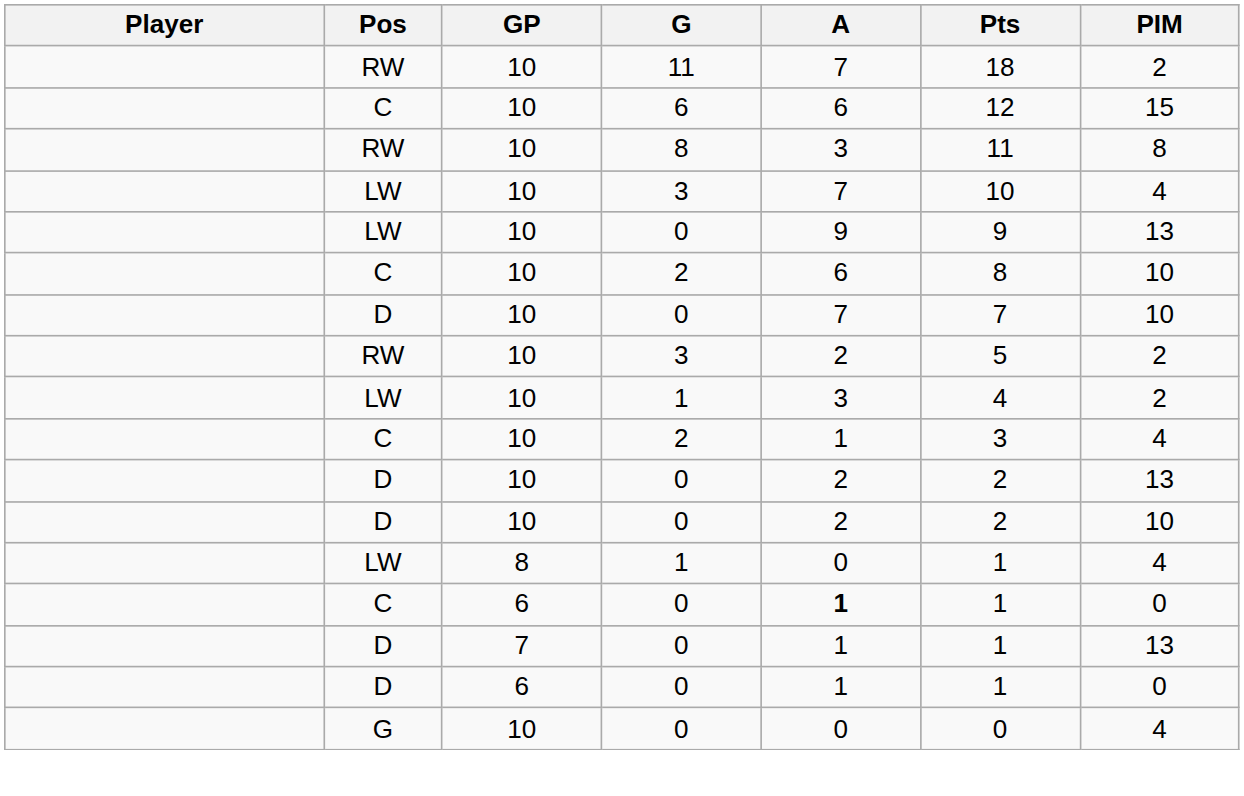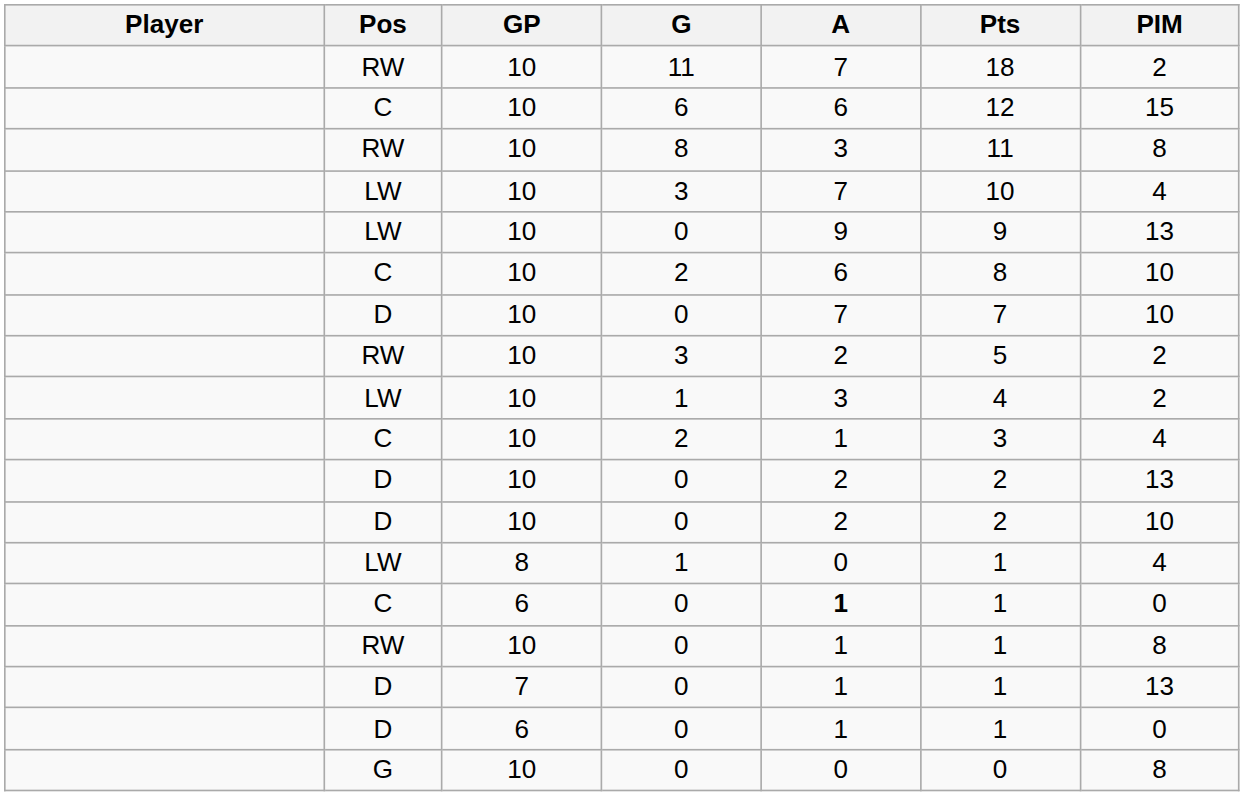+ row: (383, 645)
(1160, 728) 4 -> (1160, 769) 8
